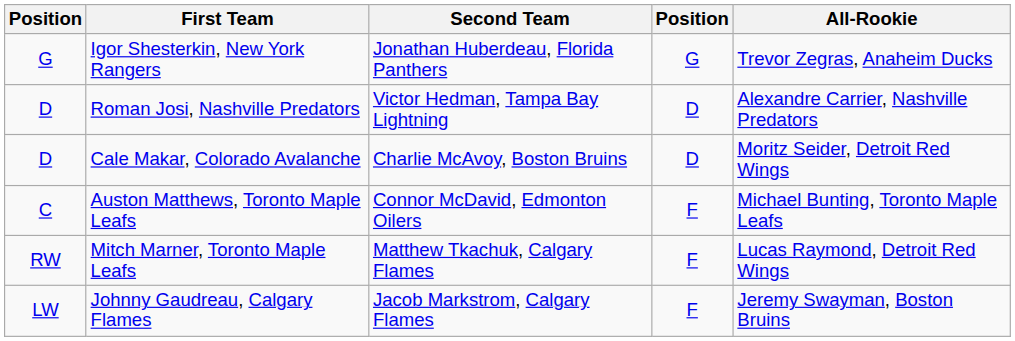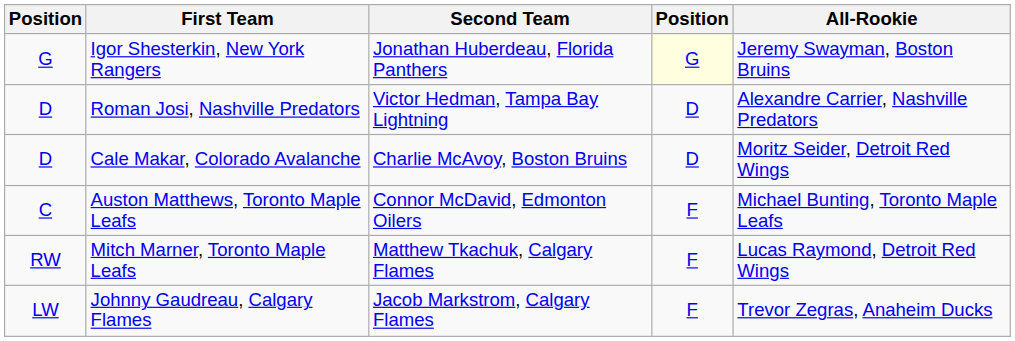(692, 59) no background -> (692, 59) lightyellow background
(865, 59) Trevor Zegras, Anaheim Ducks -> (845, 59) Jeremy Swayman, Boston Bruins
(845, 310) Jeremy Swayman, Boston Bruins -> (865, 310) Trevor Zegras, Anaheim Ducks
